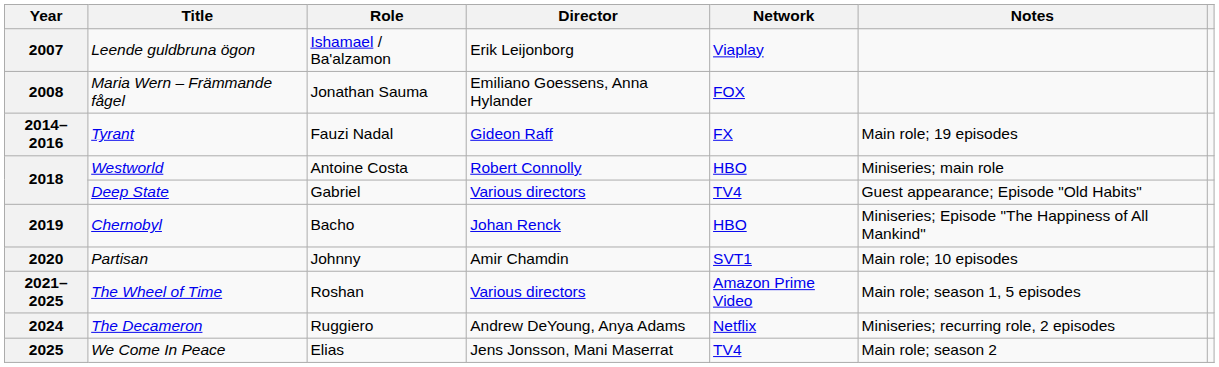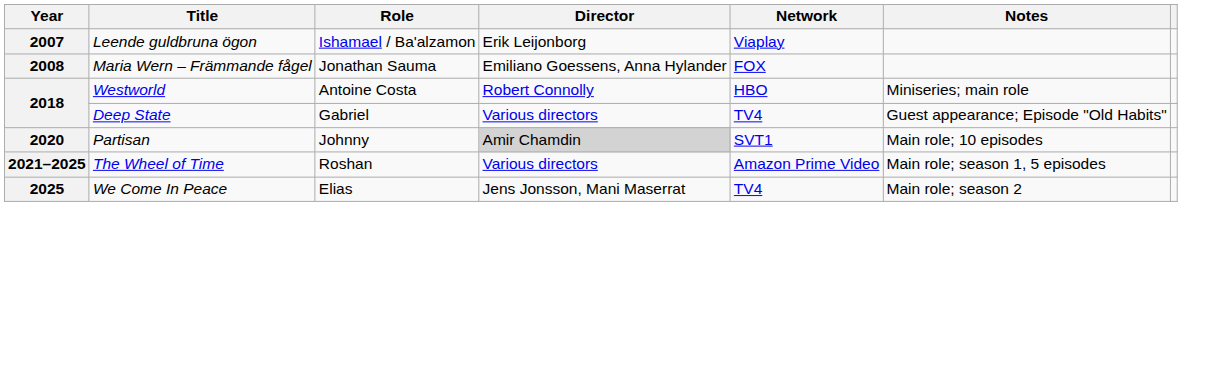- row: (46, 134)
- row: (46, 225)
(519, 258) no background -> (532, 139) lightgrey background
- row: (46, 325)
